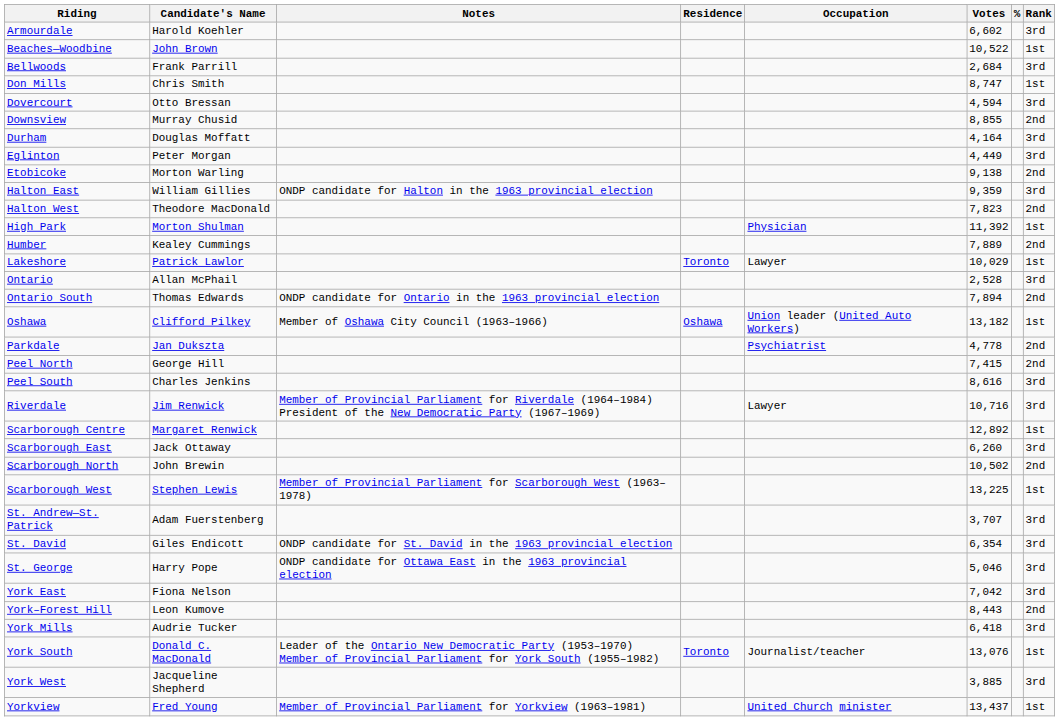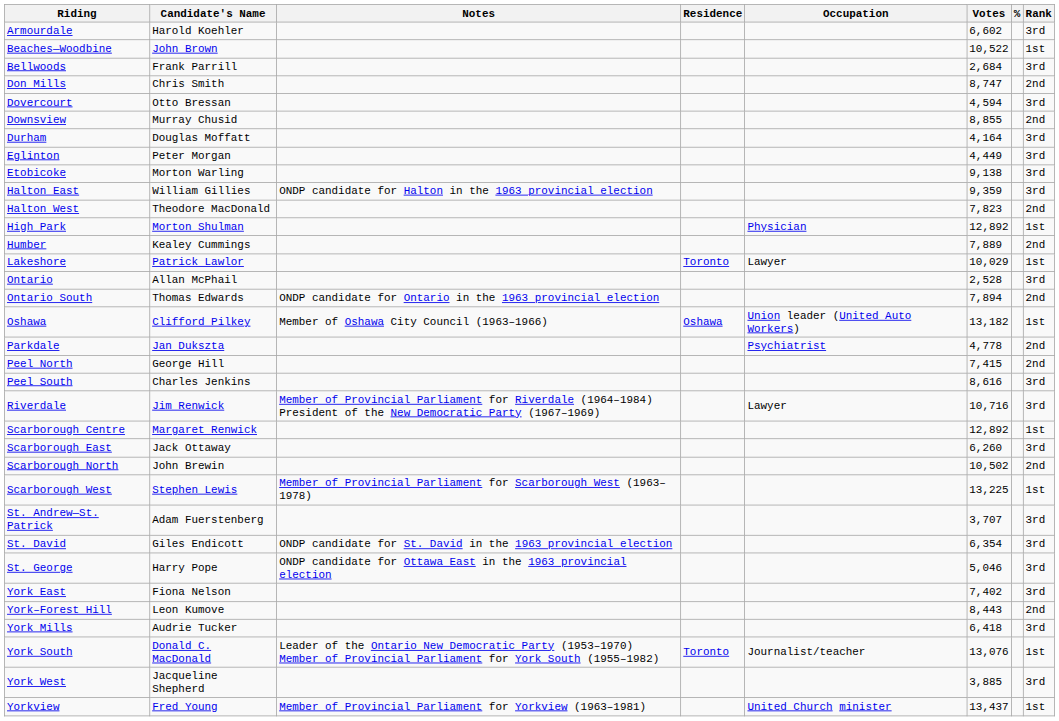(1035, 85) 1st -> (1035, 85) 2nd
(1035, 173) 2nd -> (1035, 173) 3rd
(989, 227) 11,392 -> (989, 227) 12,892
(986, 592) 7,042 -> (986, 592) 7,402
